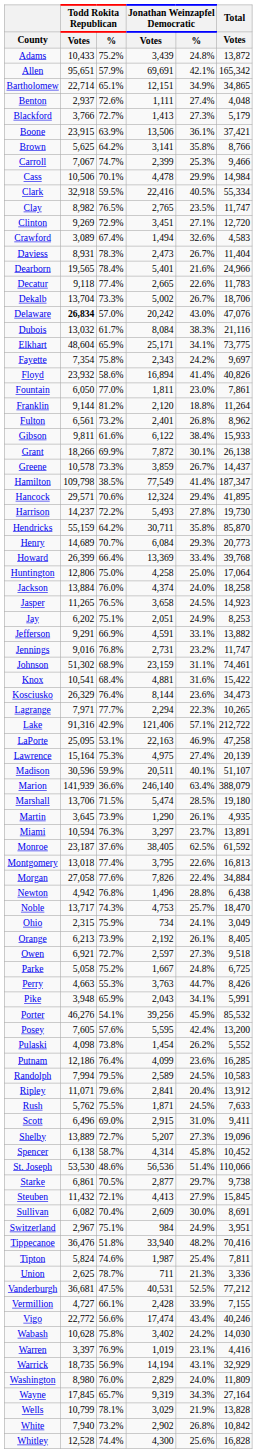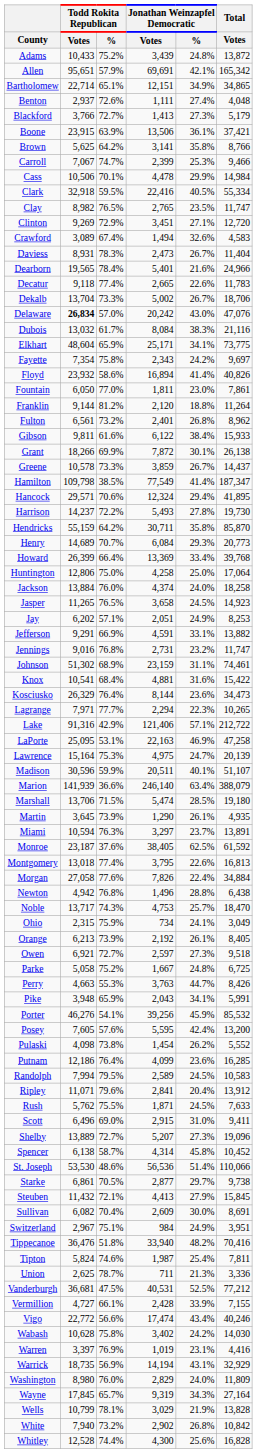(111, 619) 75.1% -> (111, 619) 57.1%
(202, 756) 27.4% -> (202, 756) 24.7%
